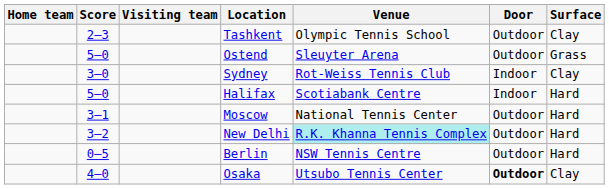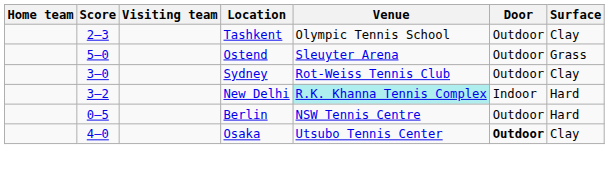(515, 74) Indoor -> (518, 74) Outdoor
- row: (249, 94)
- row: (246, 114)
(518, 134) Outdoor -> (515, 94) Indoor
